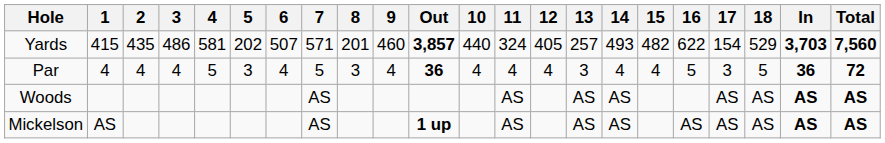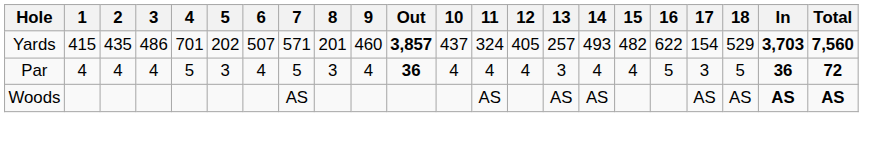(212, 44) 581 -> (189, 44) 701
(477, 44) 440 -> (454, 44) 437
- row: (46, 124)
